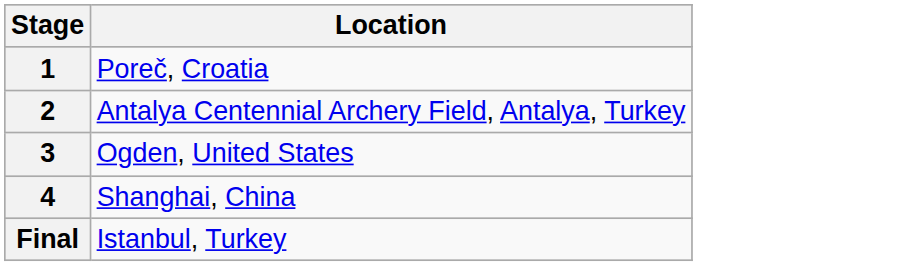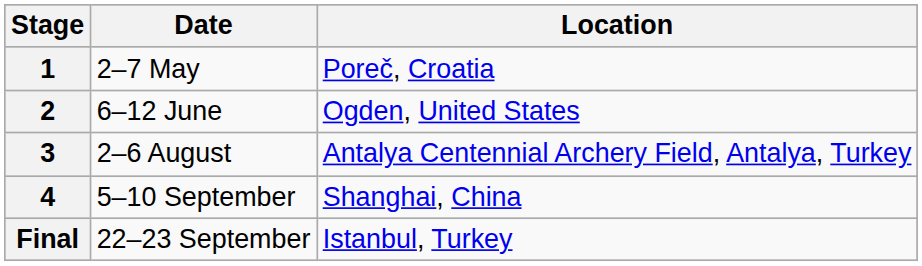+ column: (203, 25)
(391, 111) Antalya Centennial Archery Field, Antalya, Turkey -> (451, 111) Ogden, United States
(225, 153) Ogden, United States -> (617, 153) Antalya Centennial Archery Field, Antalya, Turkey
